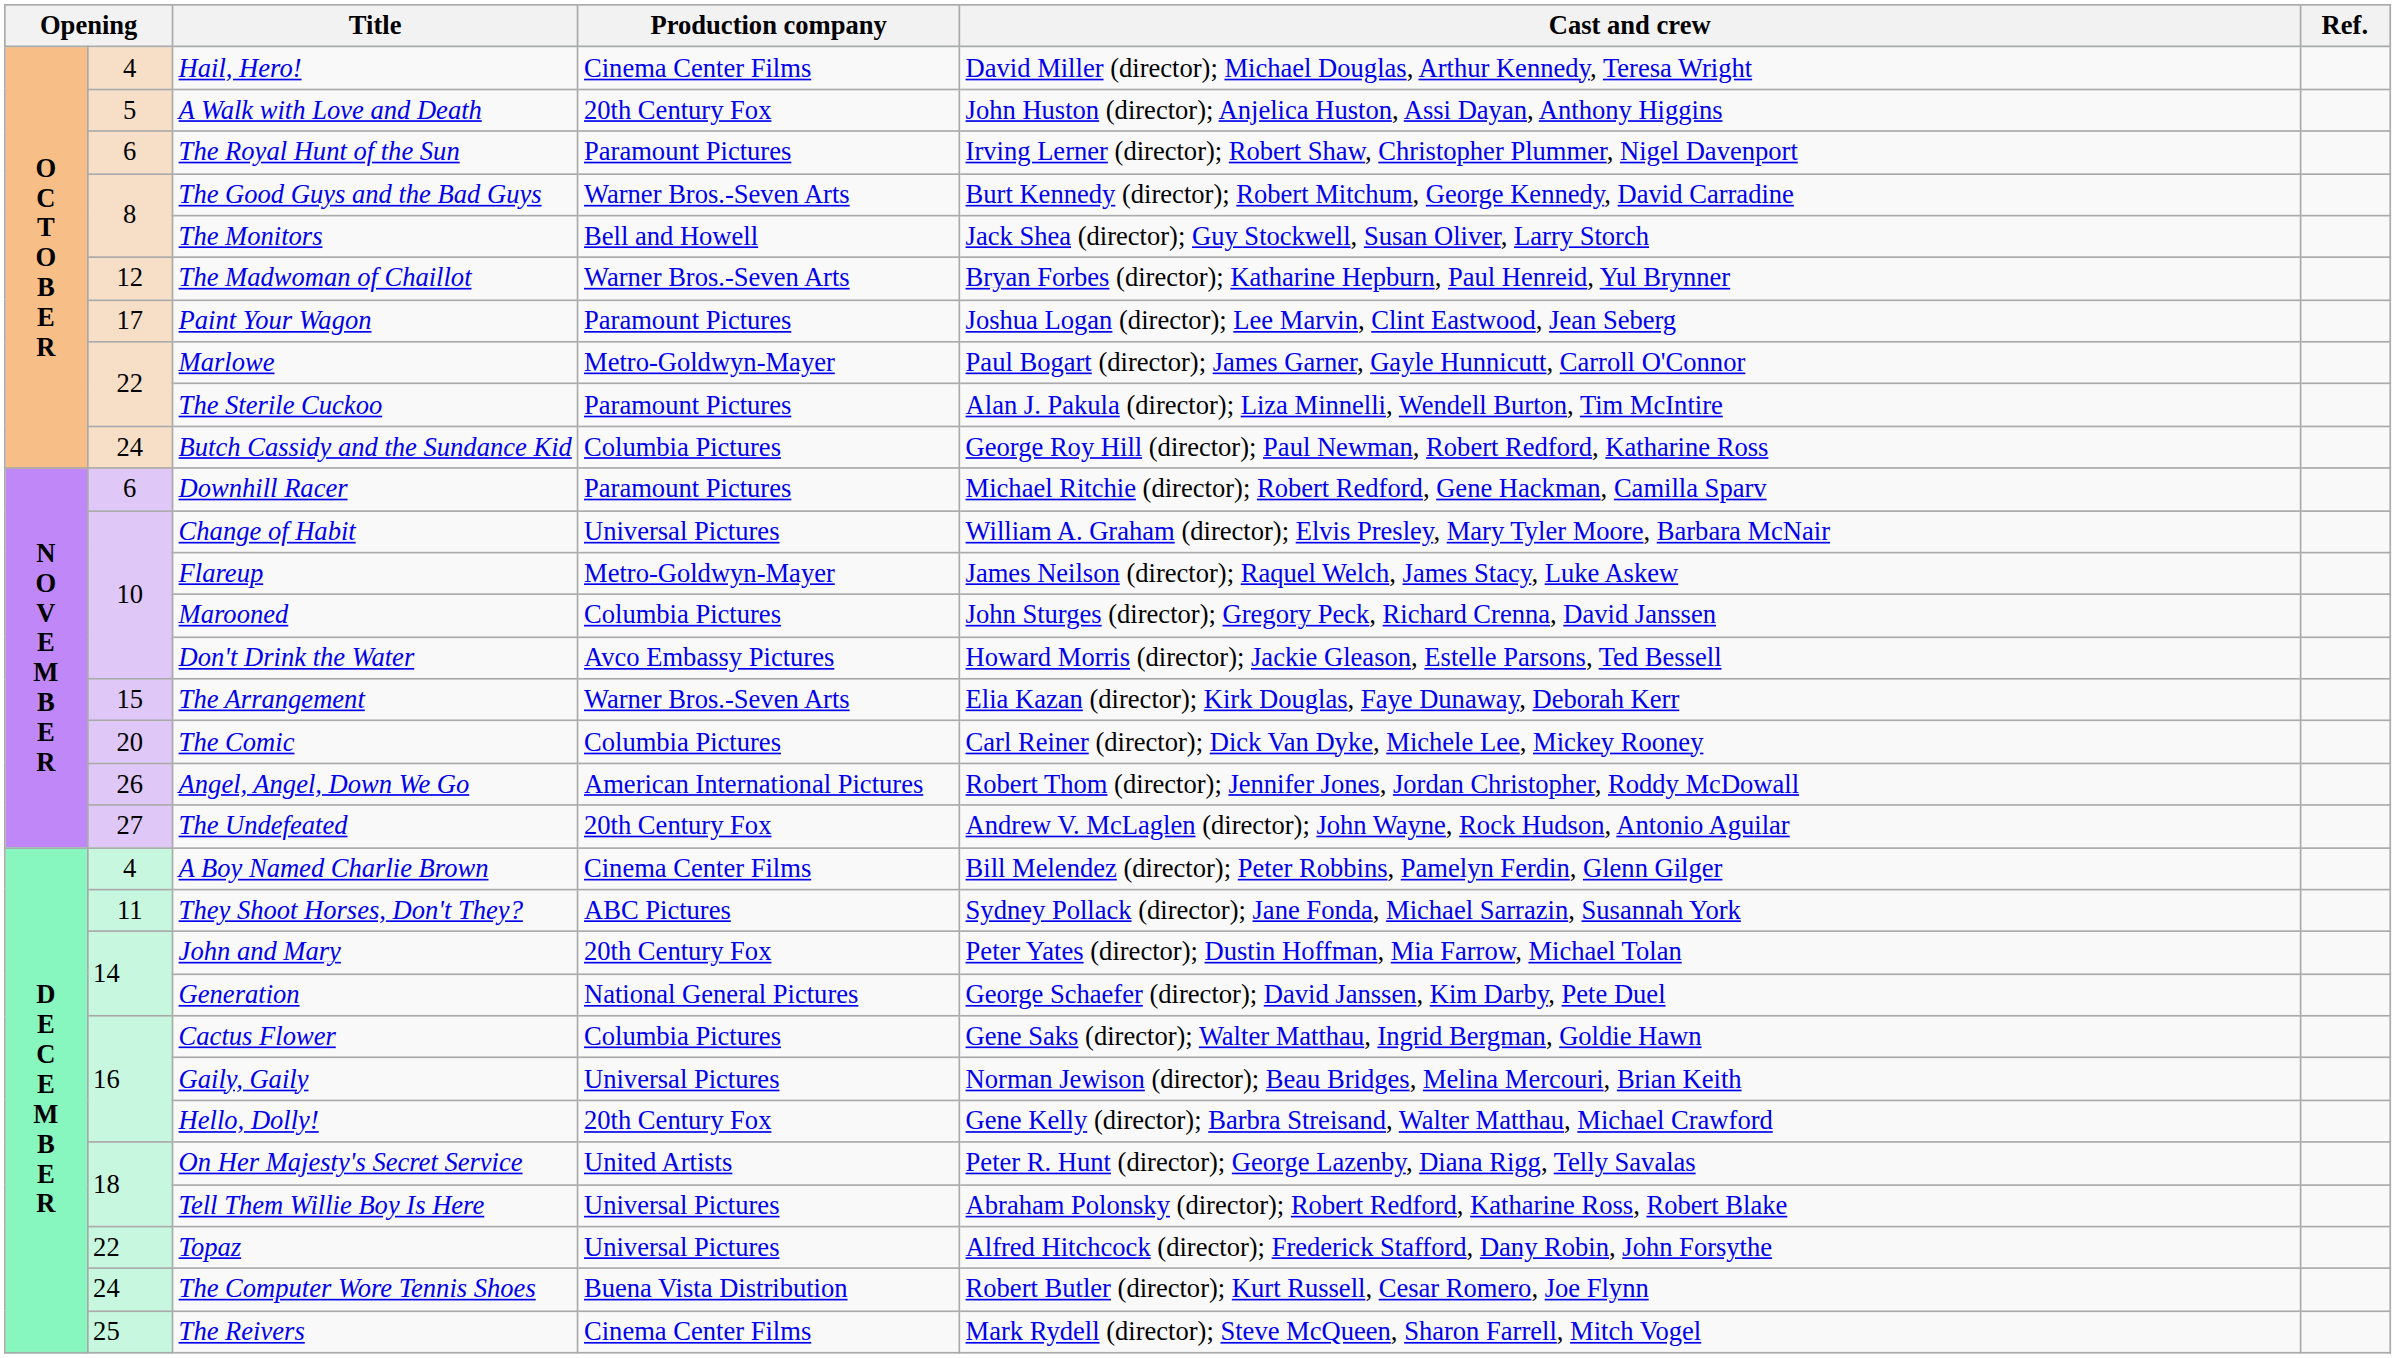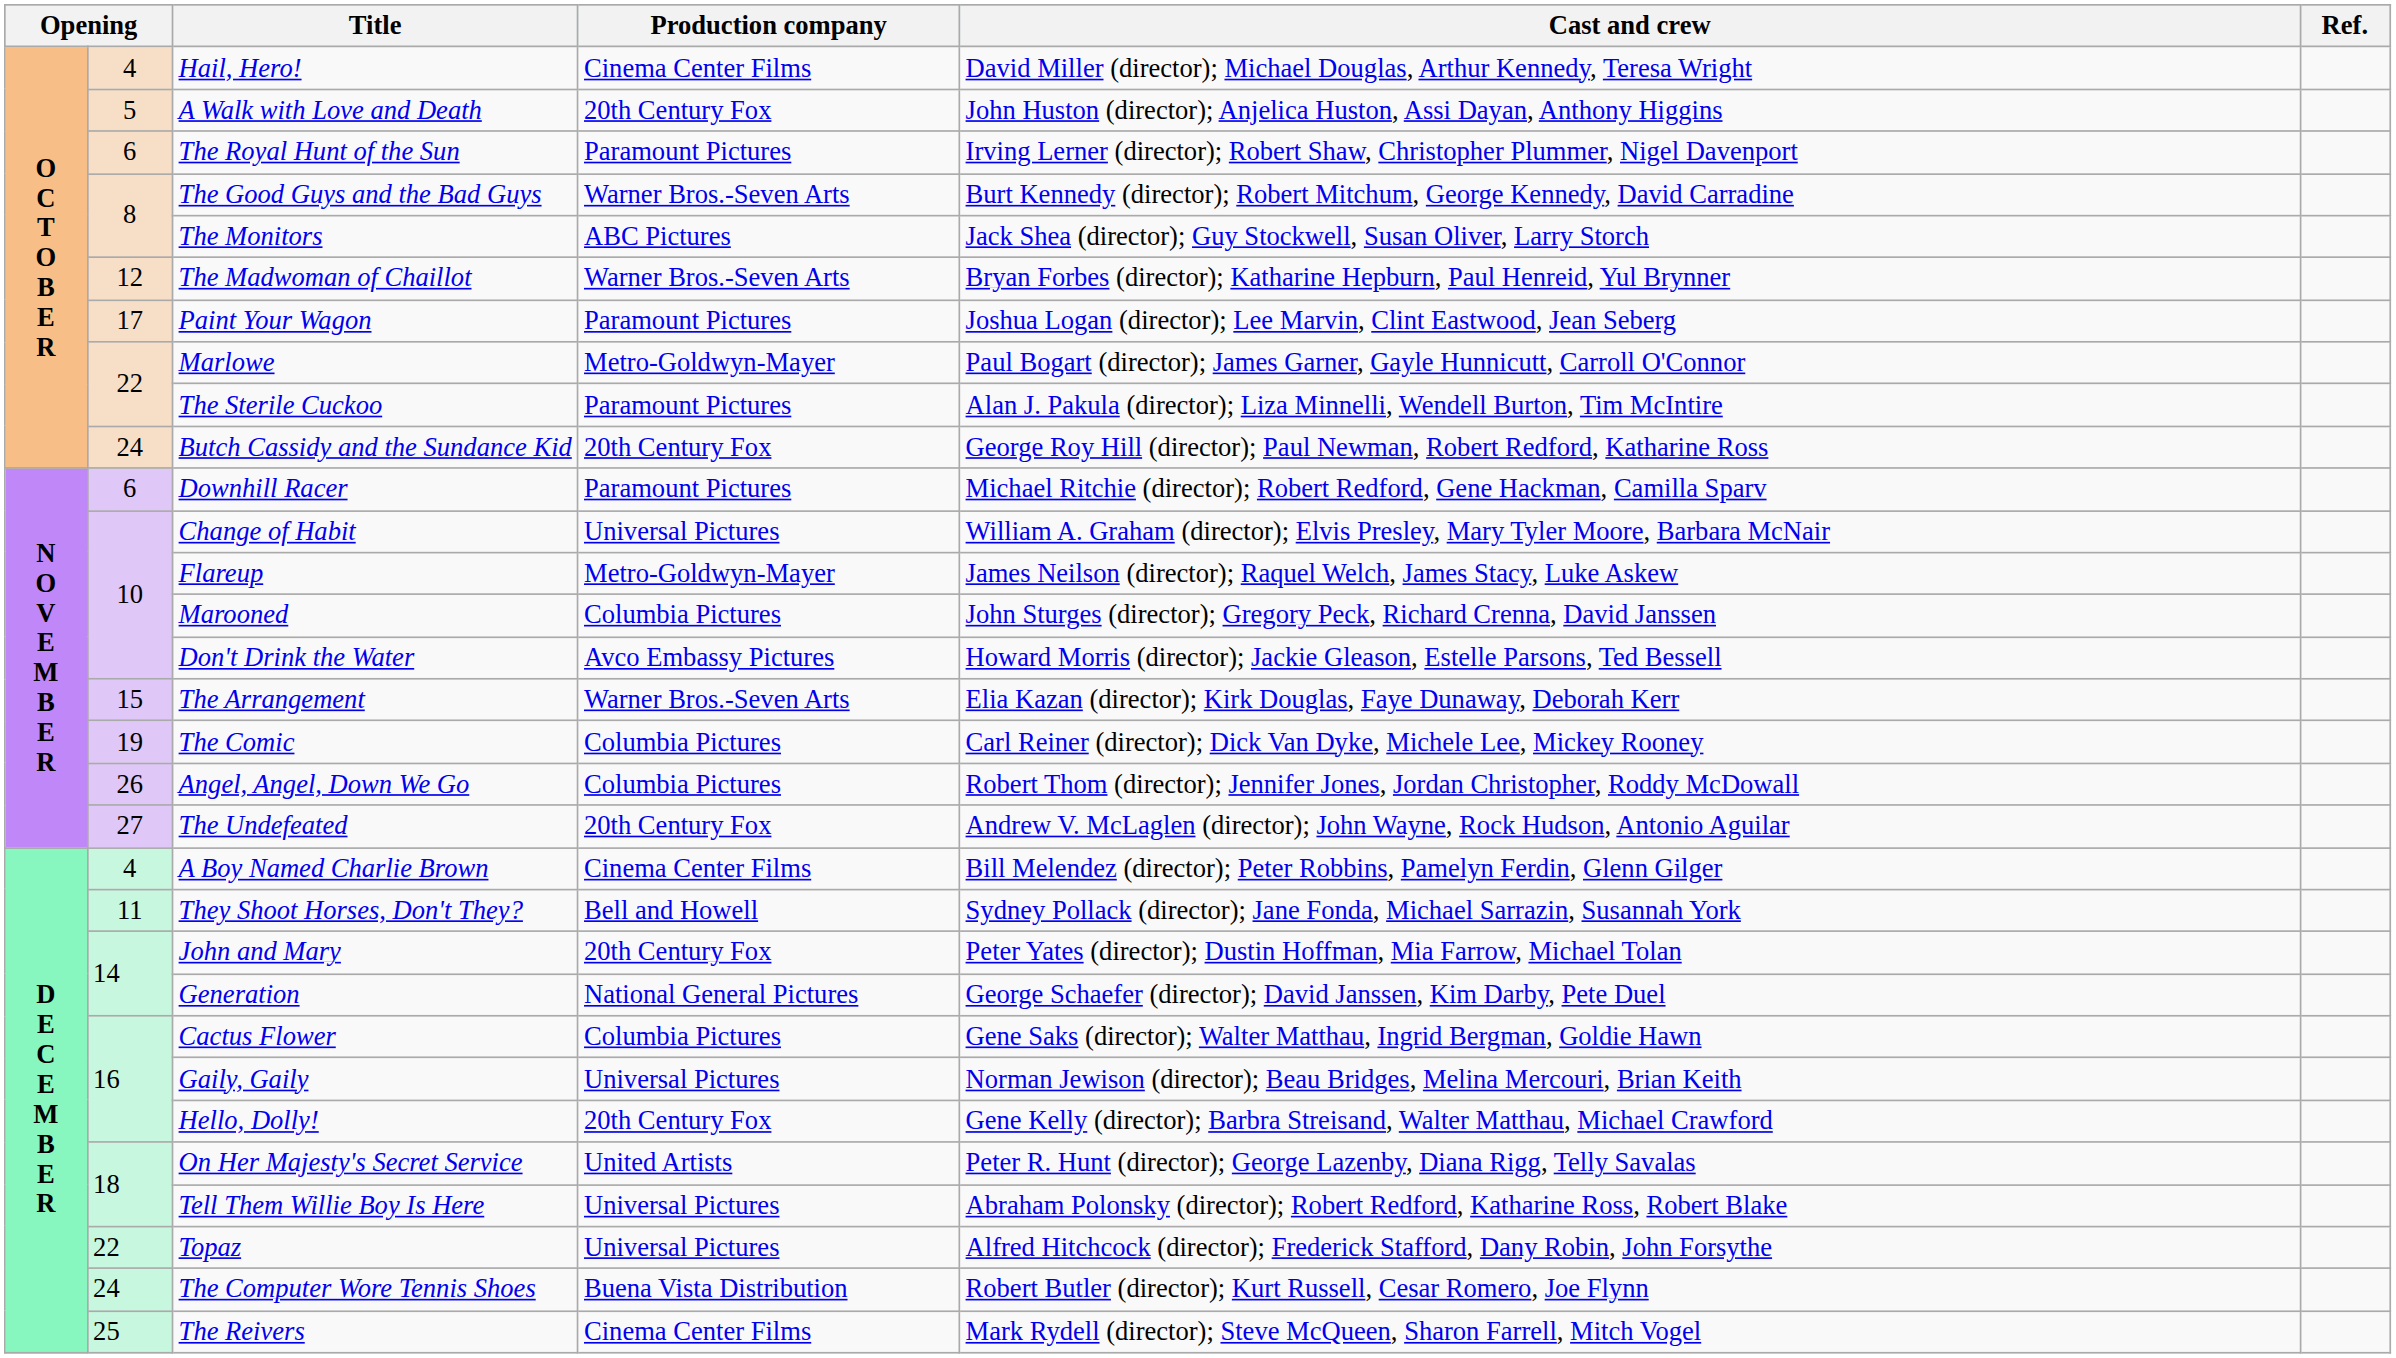(671, 236) Bell and Howell -> (657, 236) ABC Pictures
(682, 446) Columbia Pictures -> (678, 446) 20th Century Fox
(130, 741) 20 -> (130, 741) 19
(754, 783) American International Pictures -> (682, 783) Columbia Pictures
(657, 910) ABC Pictures -> (671, 910) Bell and Howell
